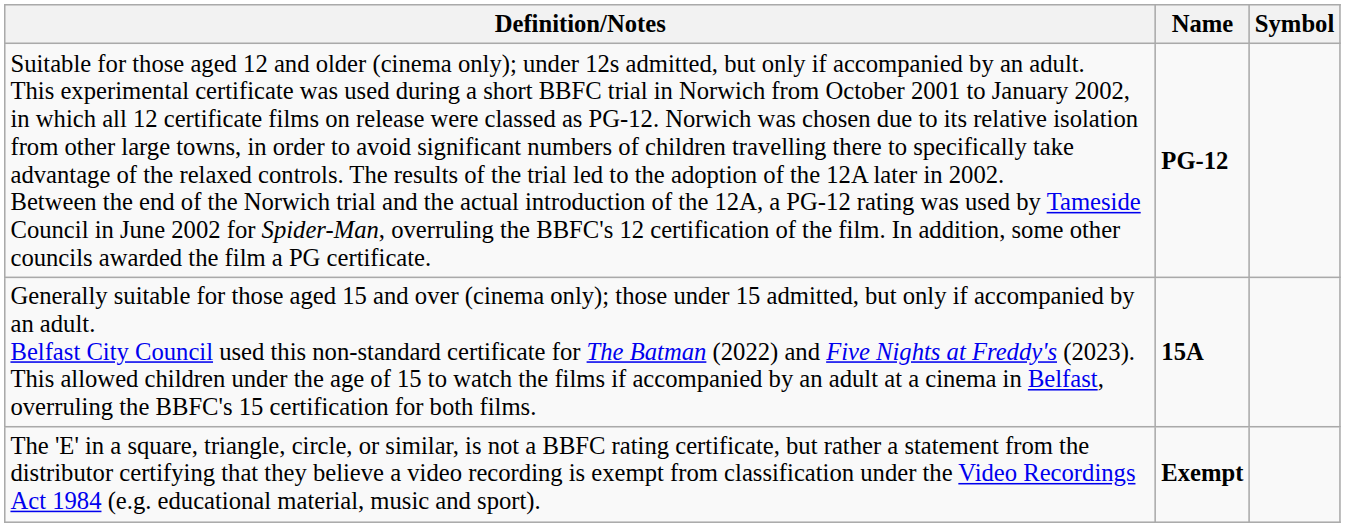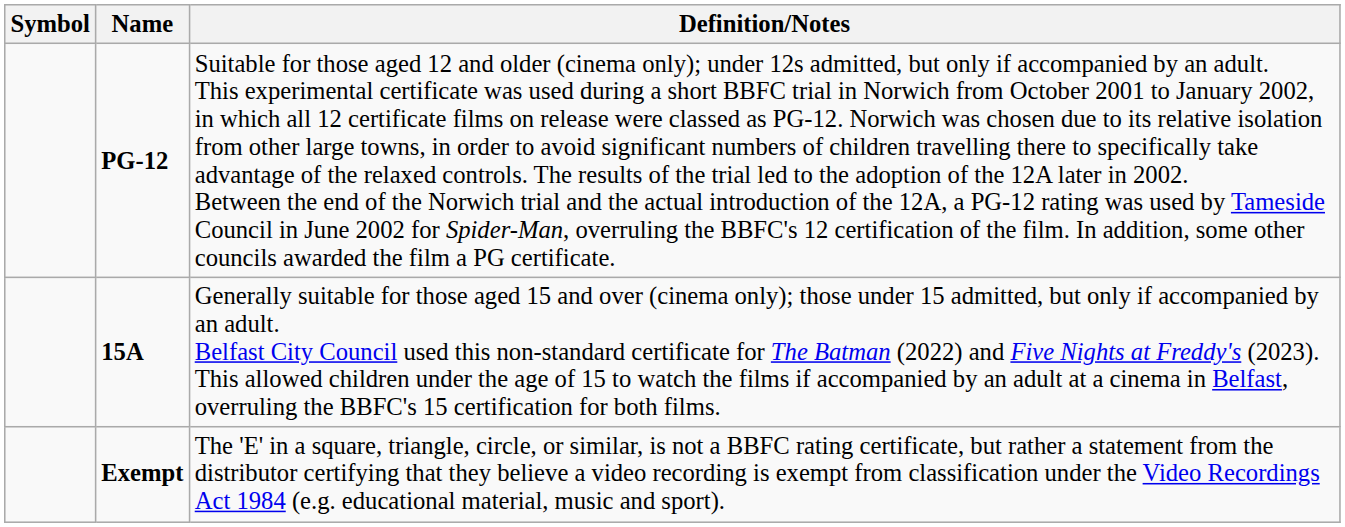columns swapped: (1295, 24) <-> (580, 24)
